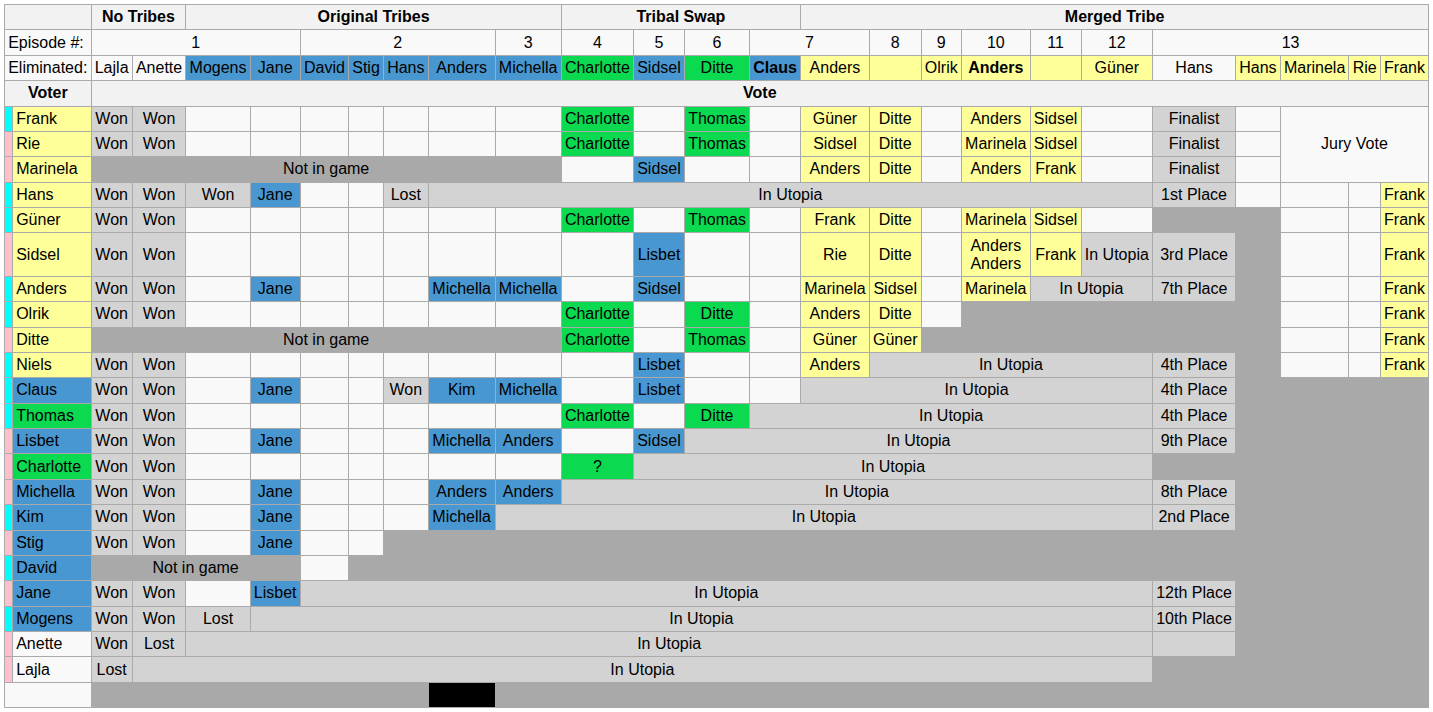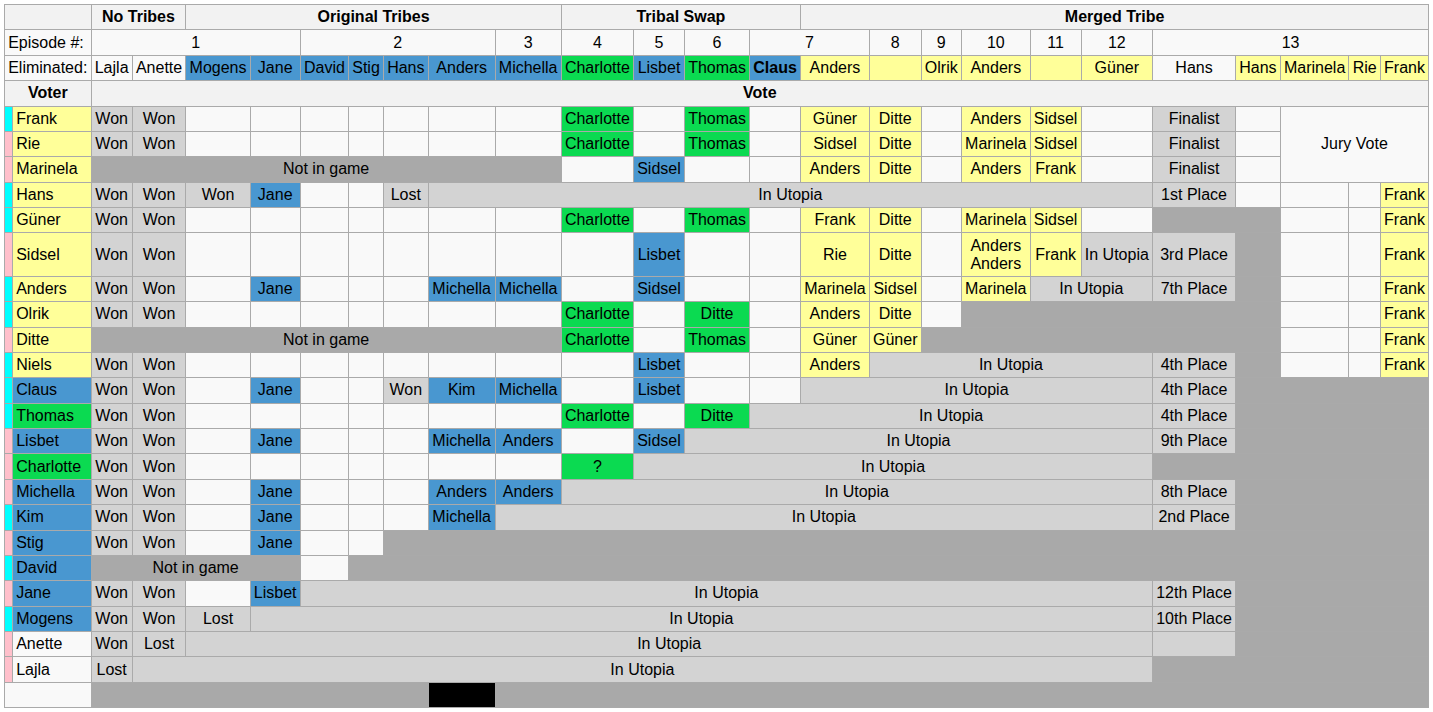(659, 67) Sidsel -> (659, 67) Lisbet
(717, 67) Ditte -> (717, 67) Thomas
(996, 67) bold -> (996, 67) normal
